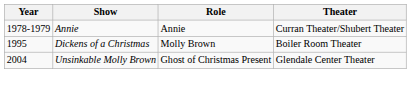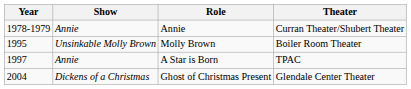(102, 44) Dickens of a Christmas -> (105, 44) Unsinkable Molly Brown
+ row: (189, 60)
(105, 60) Unsinkable Molly Brown -> (102, 76) Dickens of a Christmas
